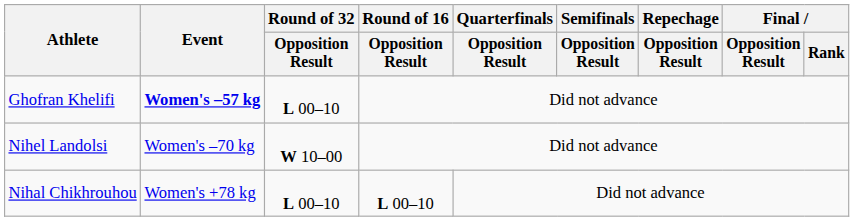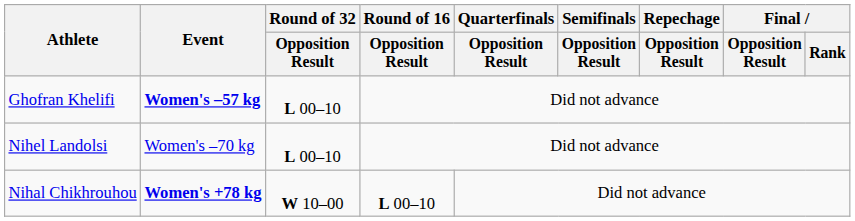(311, 156) W 10–00 -> (312, 156) L 00–10
(200, 193) normal -> (203, 193) bold
(311, 203) L 00–10 -> (312, 203) W 10–00
